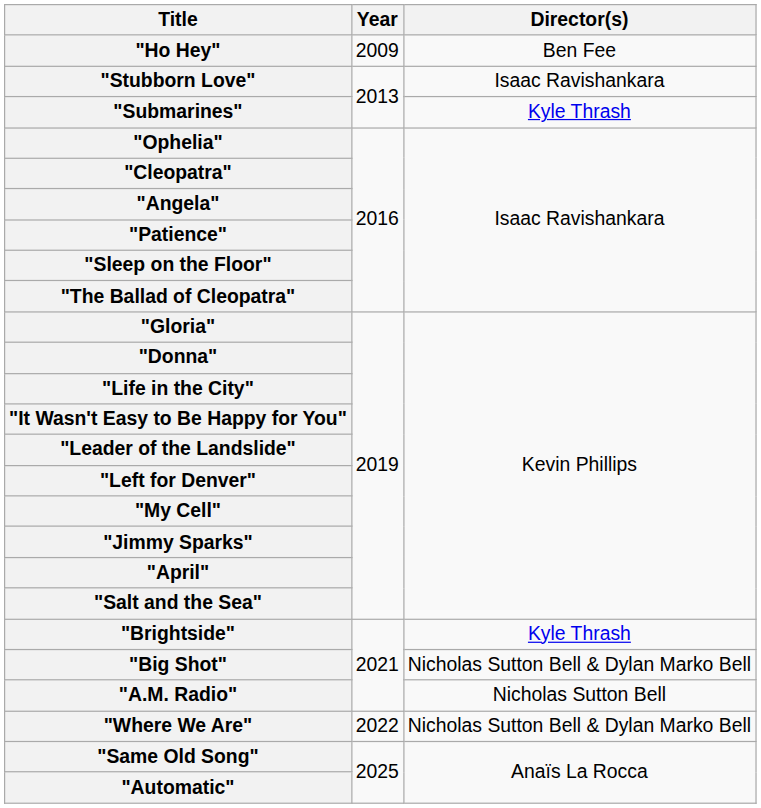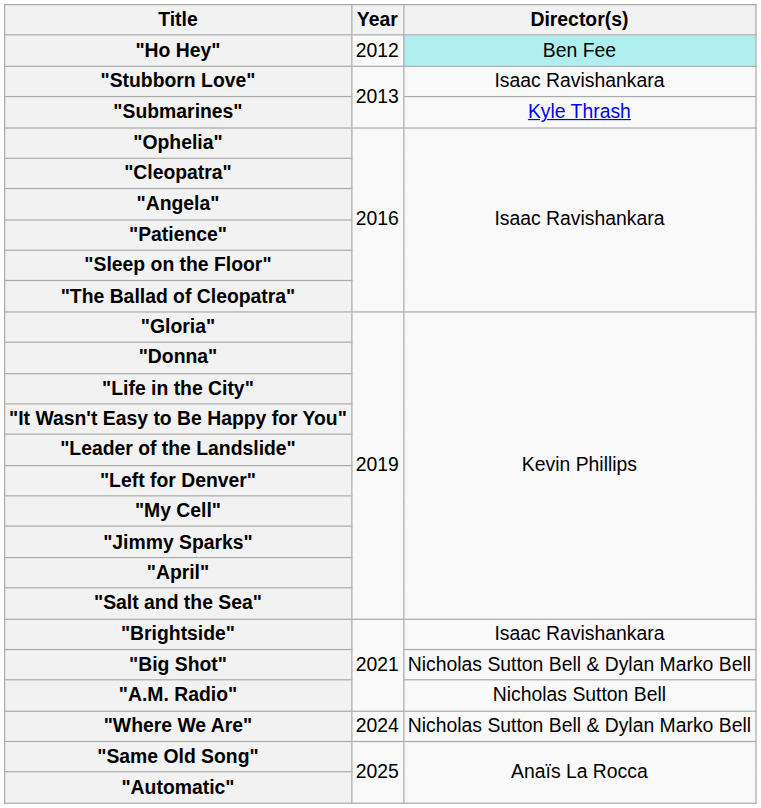(377, 50) 2009 -> (377, 50) 2012
(579, 50) no background -> (579, 50) paleturquoise background
(579, 633) Kyle Thrash -> (579, 633) Isaac Ravishankara
(377, 726) 2022 -> (377, 726) 2024
